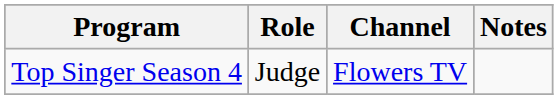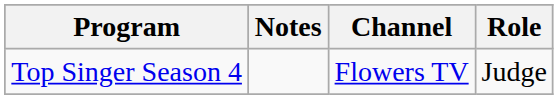columns swapped: (287, 26) <-> (513, 26)
